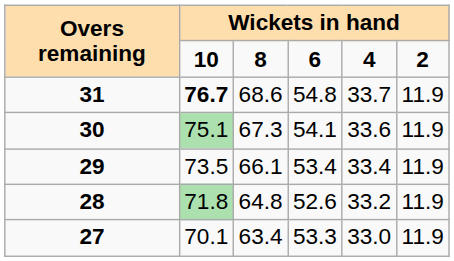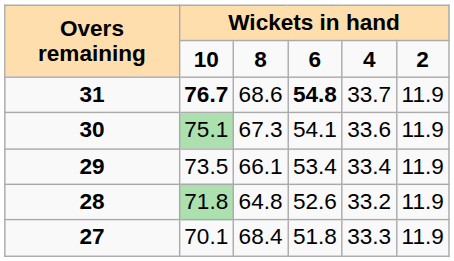(315, 94) normal -> (315, 94) bold
(261, 237) 63.4 -> (261, 237) 68.4
(315, 237) 53.3 -> (315, 237) 51.8
(369, 237) 33.0 -> (369, 237) 33.3
